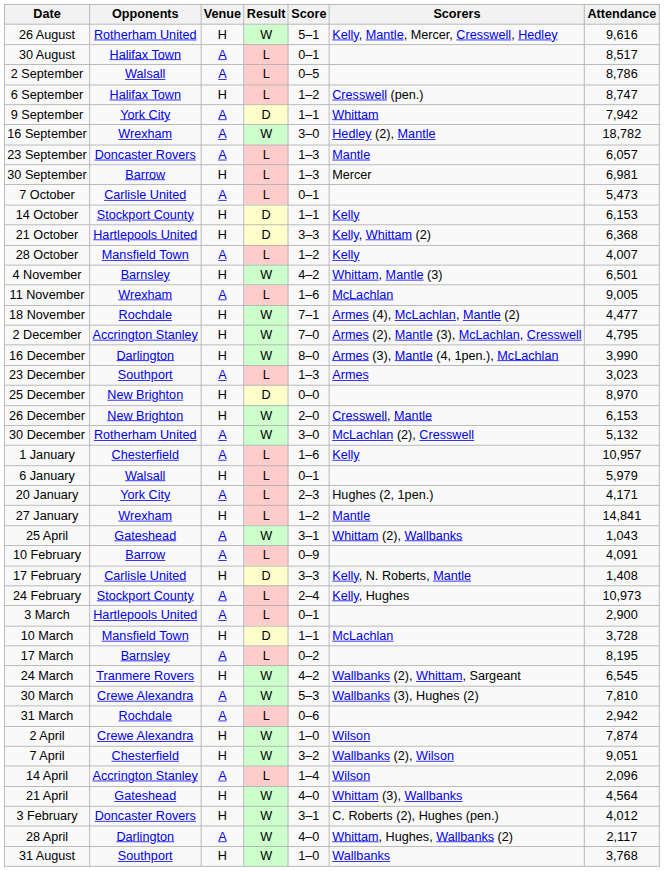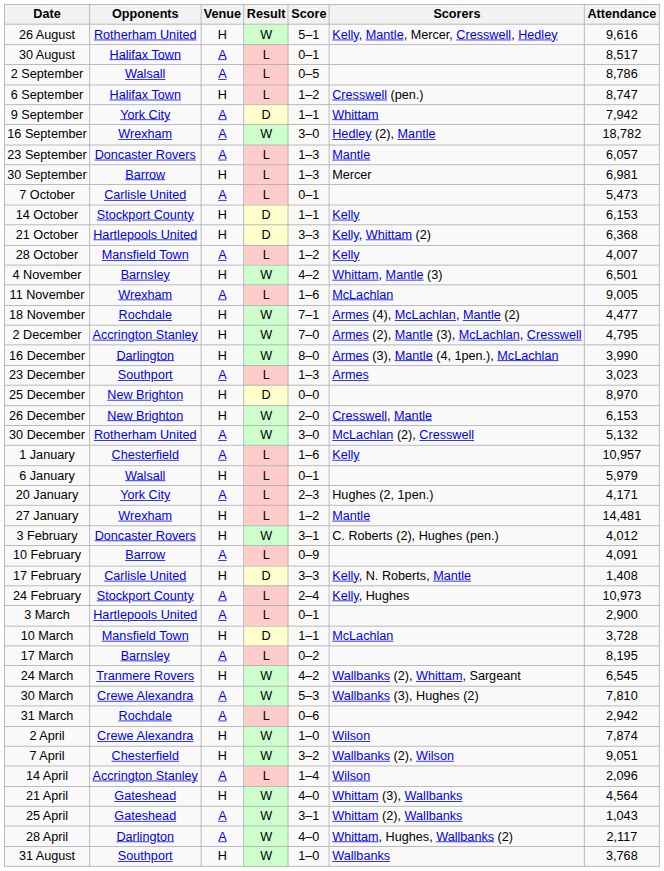(622, 515) 14,841 -> (622, 515) 14,481
rows swapped: (47, 816) <-> (47, 535)
